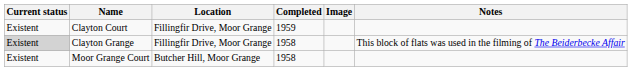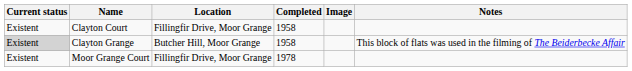(286, 27) 1959 -> (286, 27) 1958
(213, 43) Fillingfir Drive, Moor Grange -> (207, 43) Butcher Hill, Moor Grange
(207, 58) Butcher Hill, Moor Grange -> (213, 58) Fillingfir Drive, Moor Grange
(286, 58) 1958 -> (286, 58) 1978
